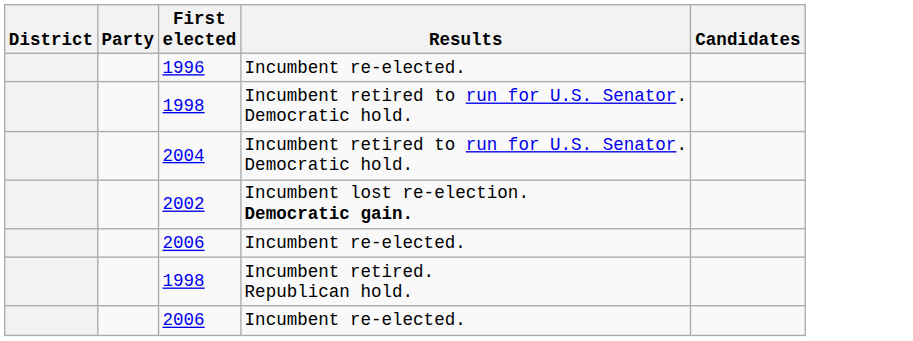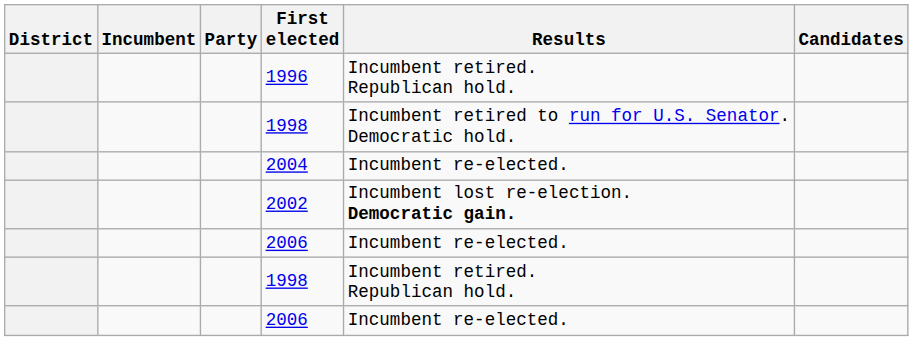+ column: (149, 39)
(355, 68) Incumbent re-elected. -> (443, 78) Incumbent retired. Republican hold.
(466, 155) Incumbent retired to run for U.S. Senator. Democratic hold. -> (458, 166) Incumbent re-elected.
